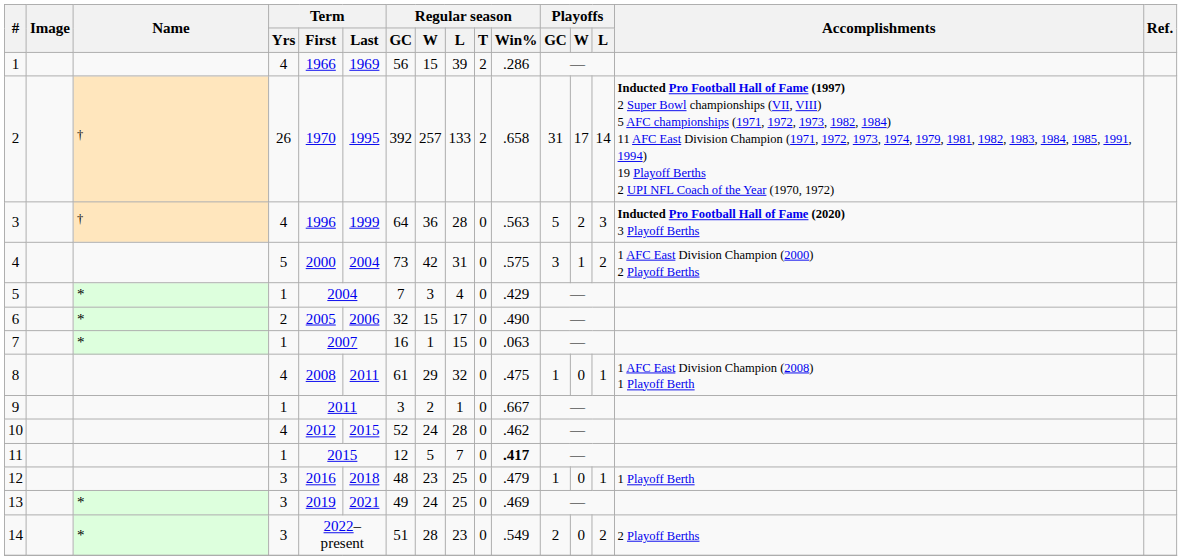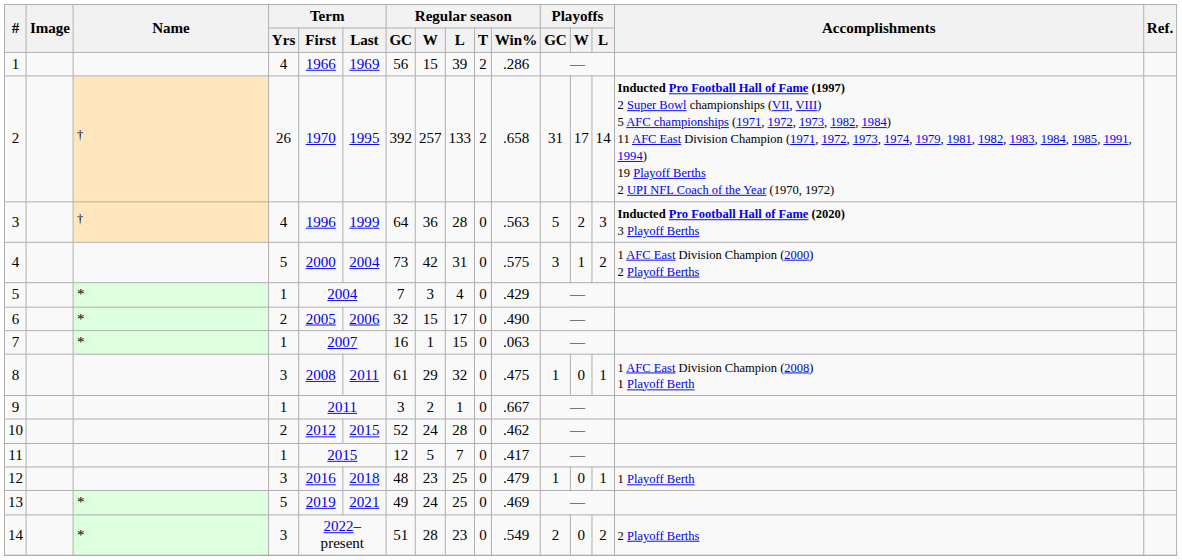(284, 374) 4 -> (284, 374) 3
(284, 431) 4 -> (284, 431) 2
(516, 454) bold -> (516, 454) normal
(284, 502) 3 -> (284, 502) 5
